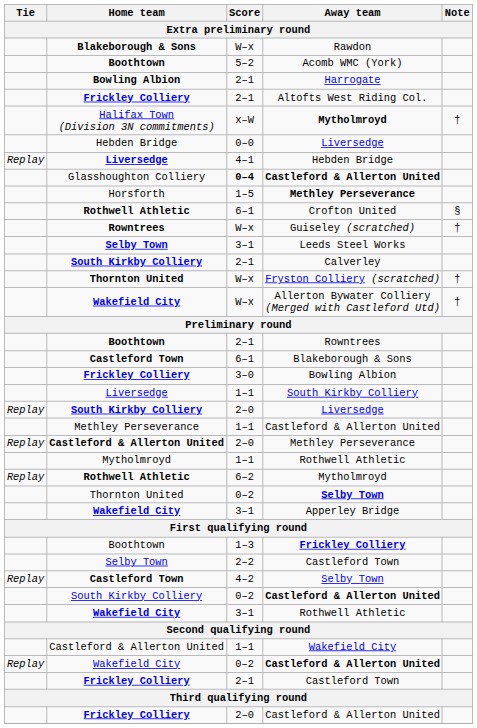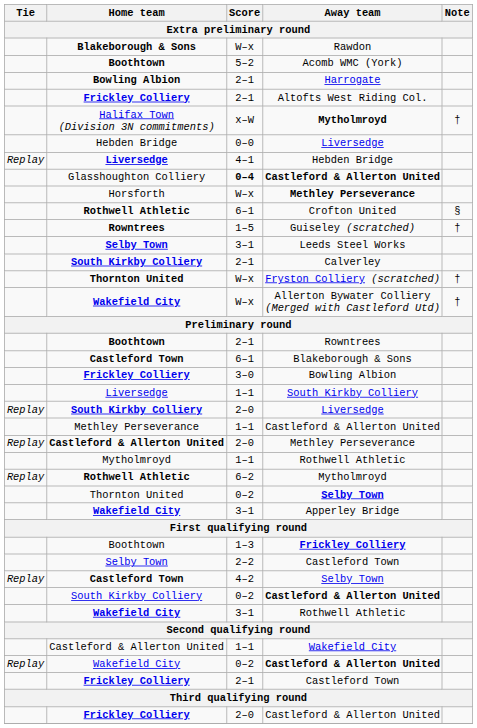(245, 194) 1–5 -> (245, 194) W–x
(245, 228) W–x -> (245, 228) 1–5
